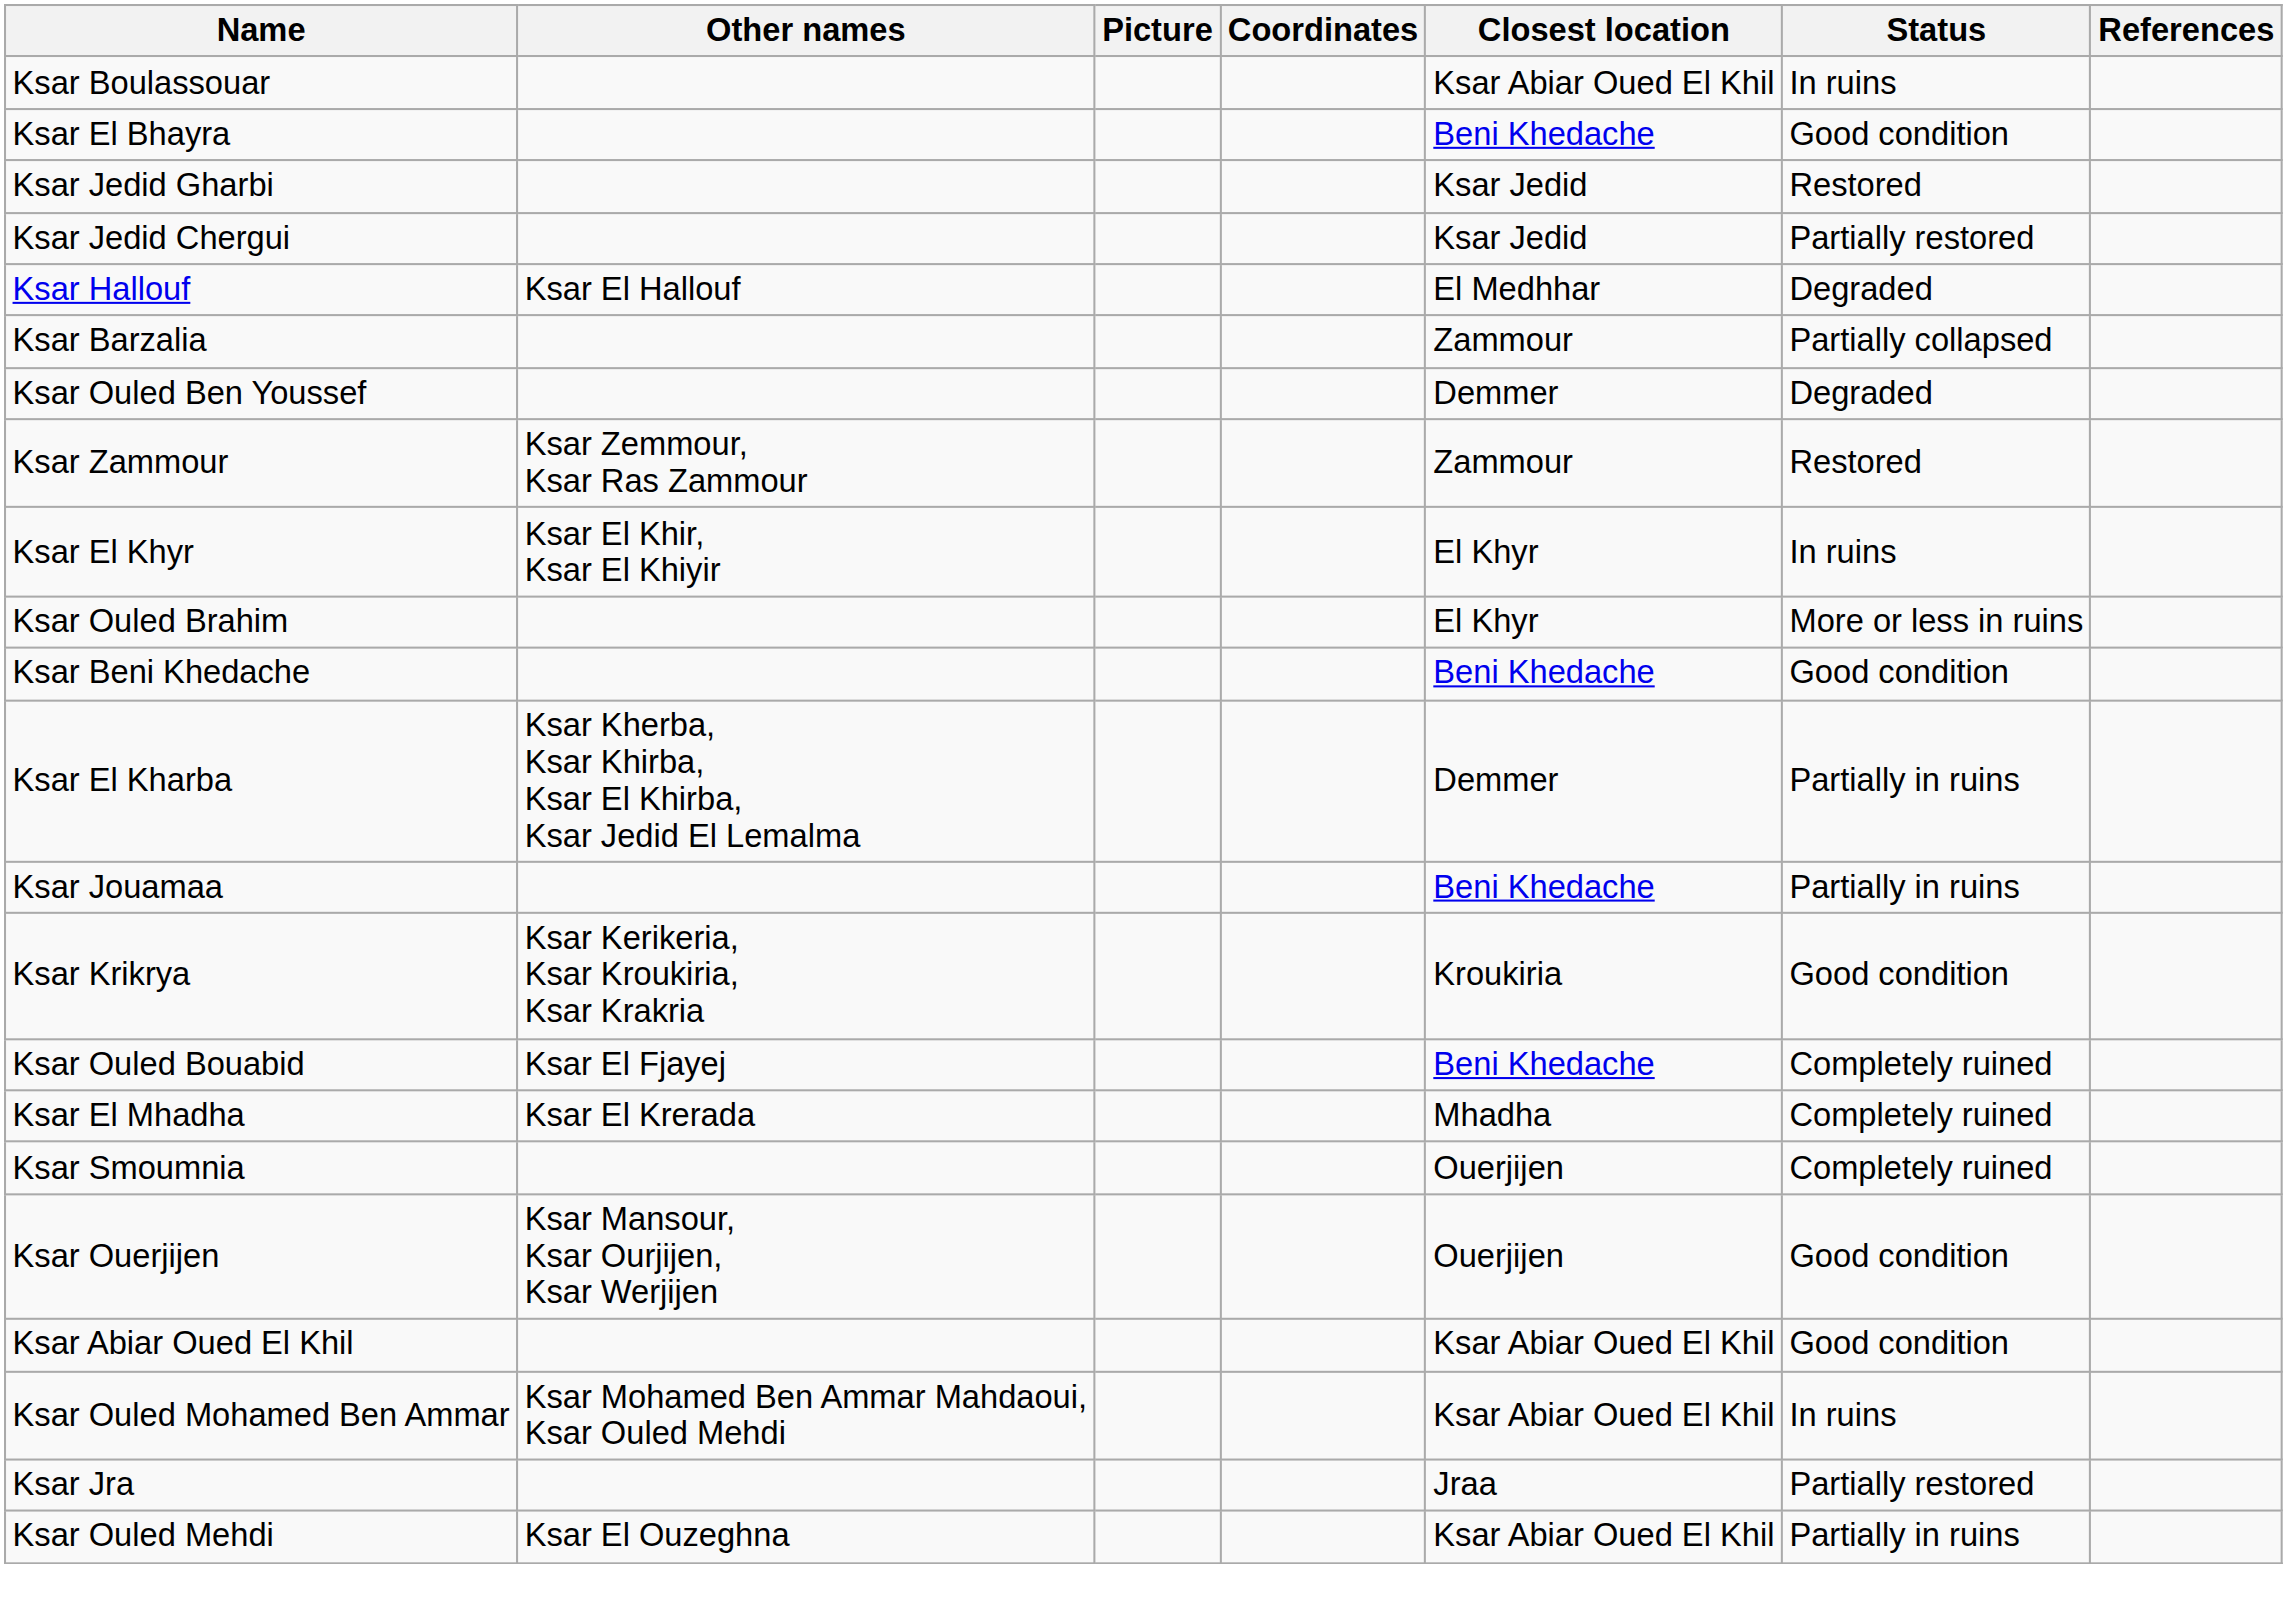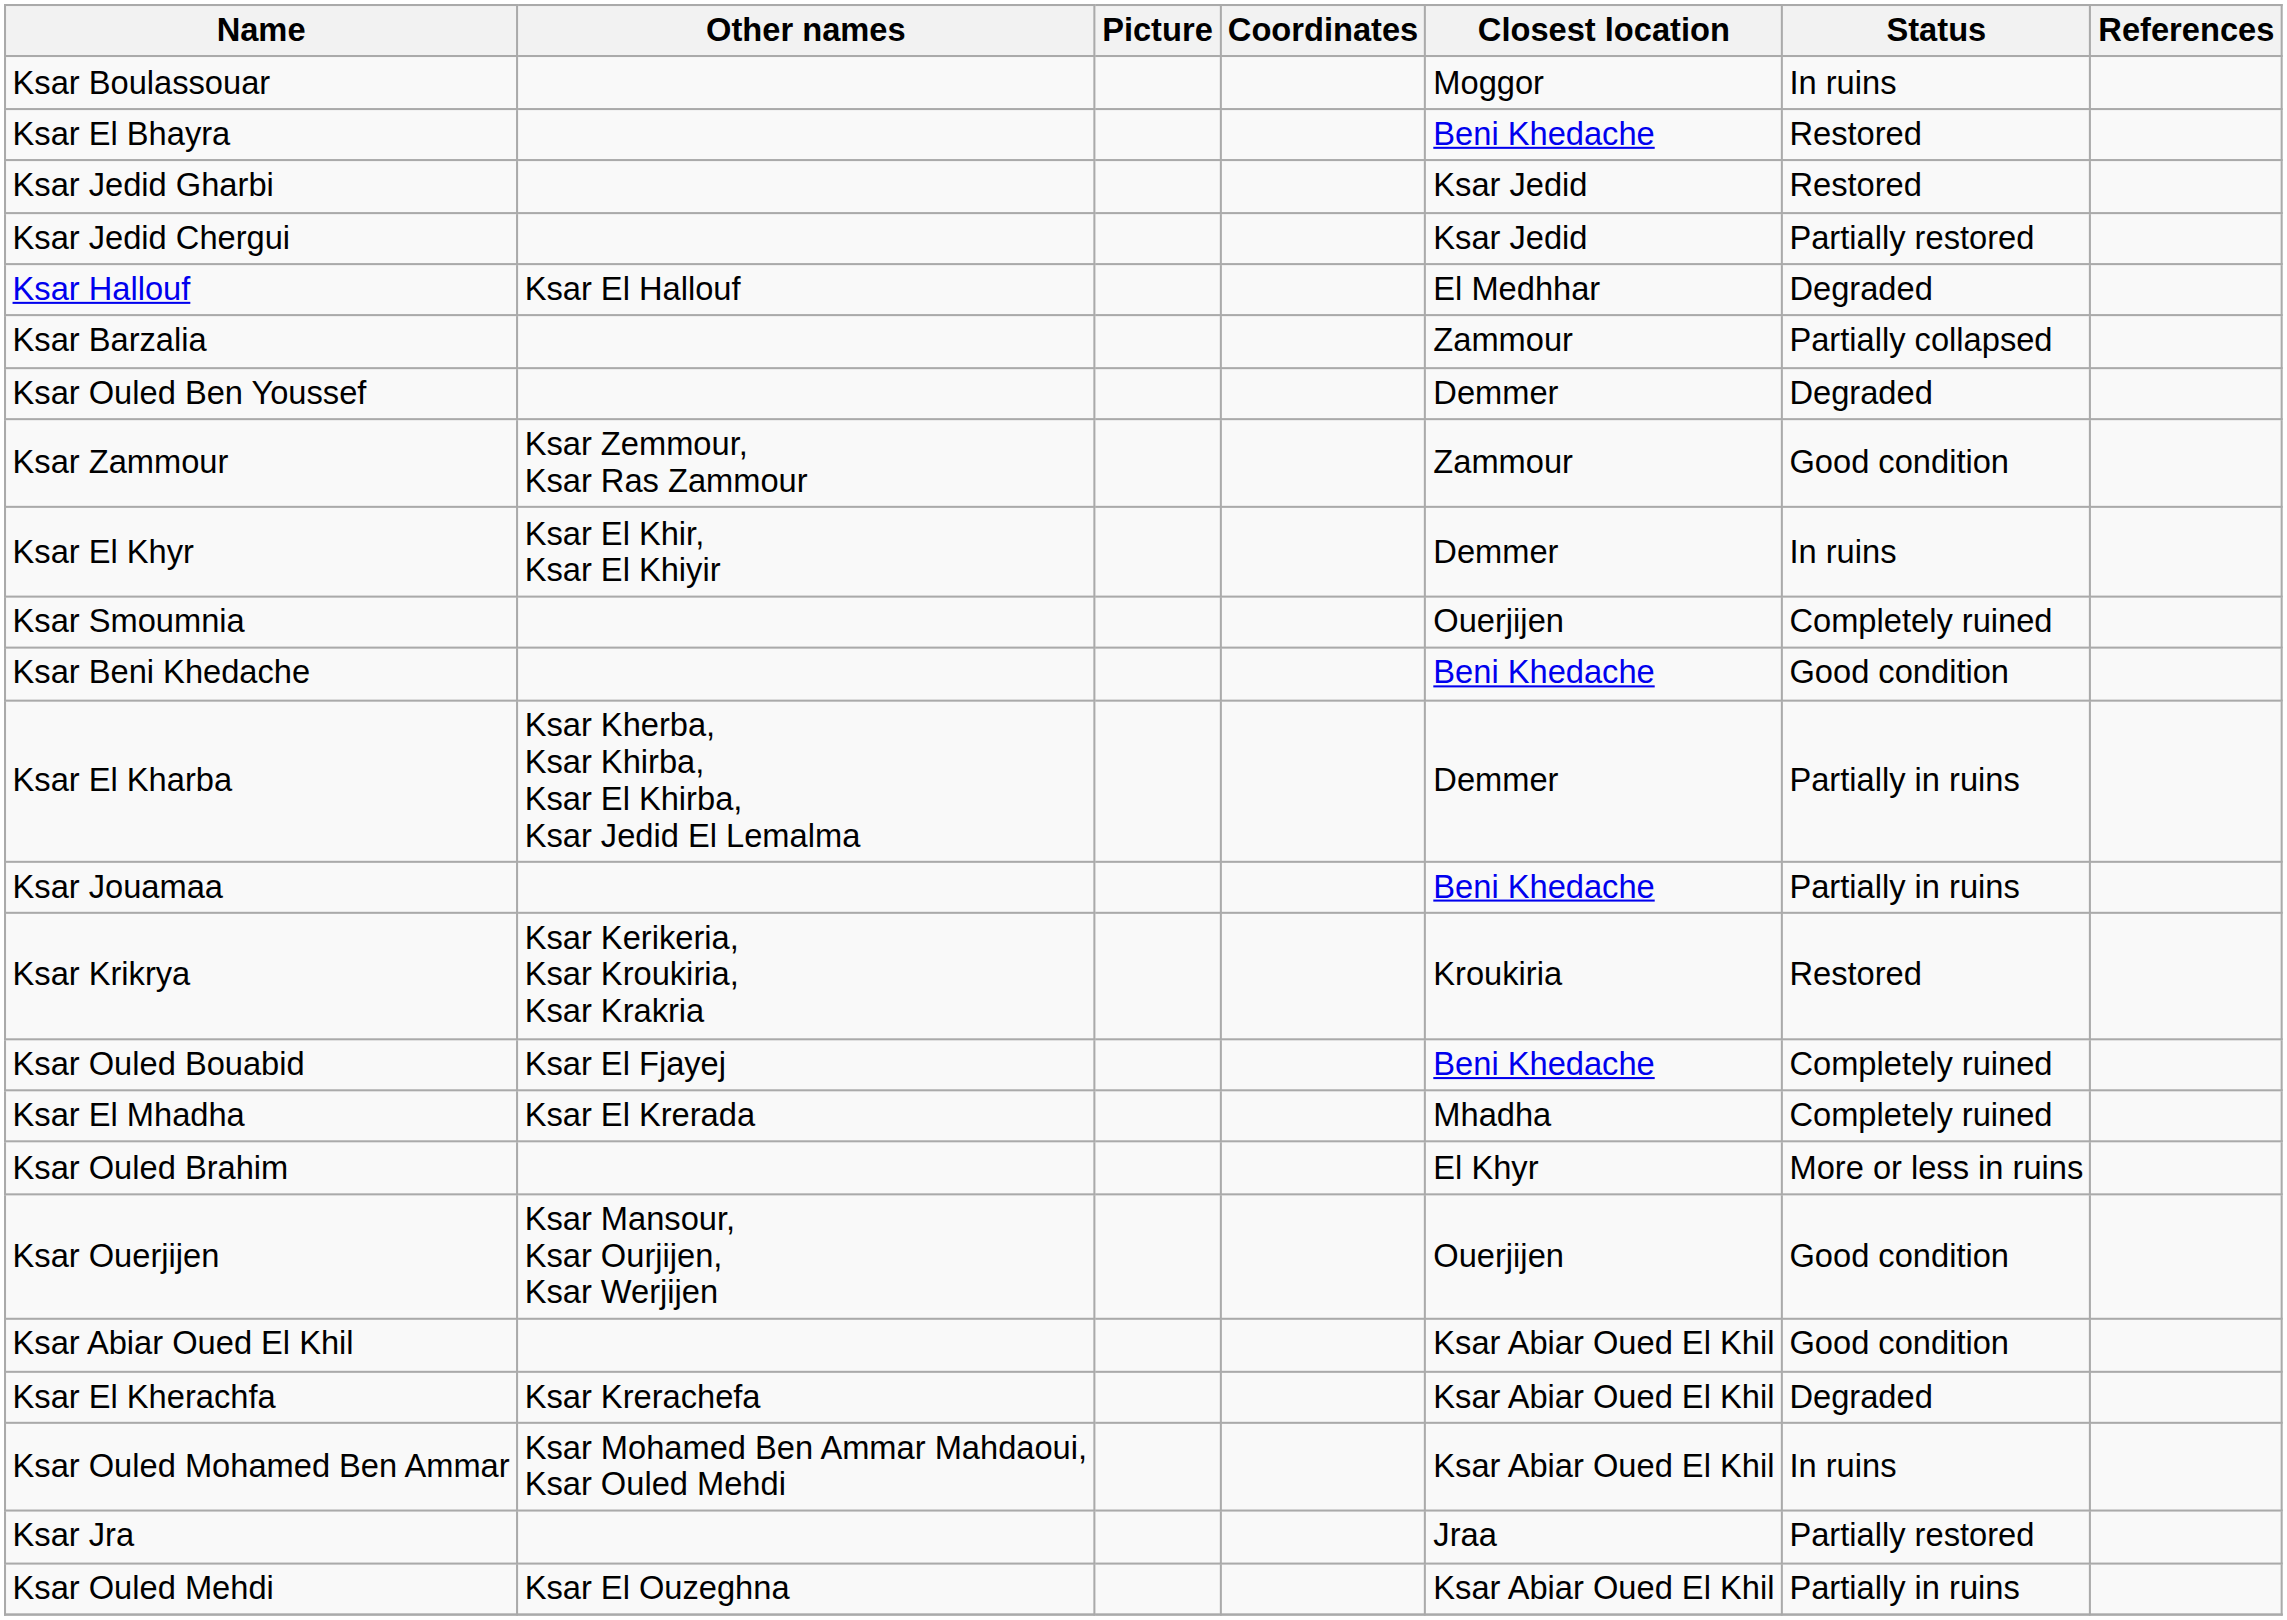(1604, 82) Ksar Abiar Oued El Khil -> (1489, 82) Moggor
(1899, 133) Good condition -> (1856, 133) Restored
(1856, 462) Restored -> (1899, 462) Good condition
(1486, 551) El Khyr -> (1496, 551) Demmer
rows swapped: (150, 621) <-> (129, 1167)
(1899, 975) Good condition -> (1856, 975) Restored
+ row: (144, 1396)
